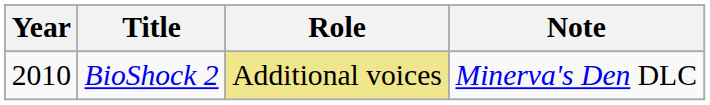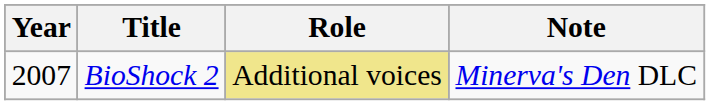(41, 74) 2010 -> (41, 74) 2007
